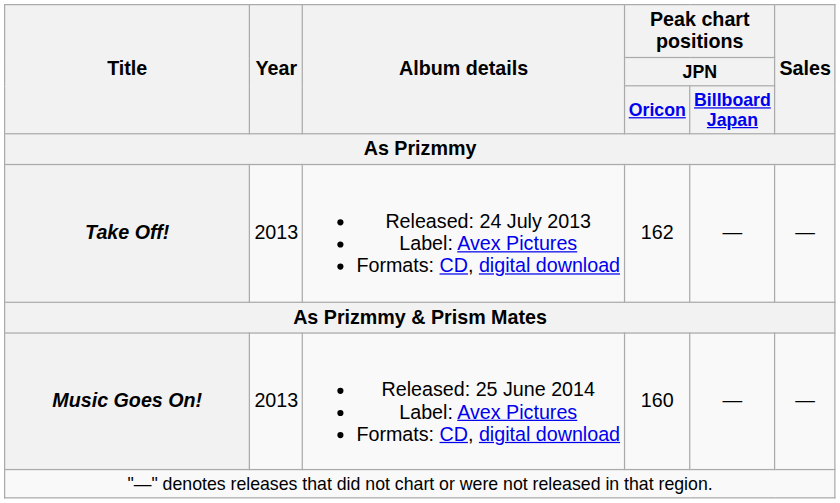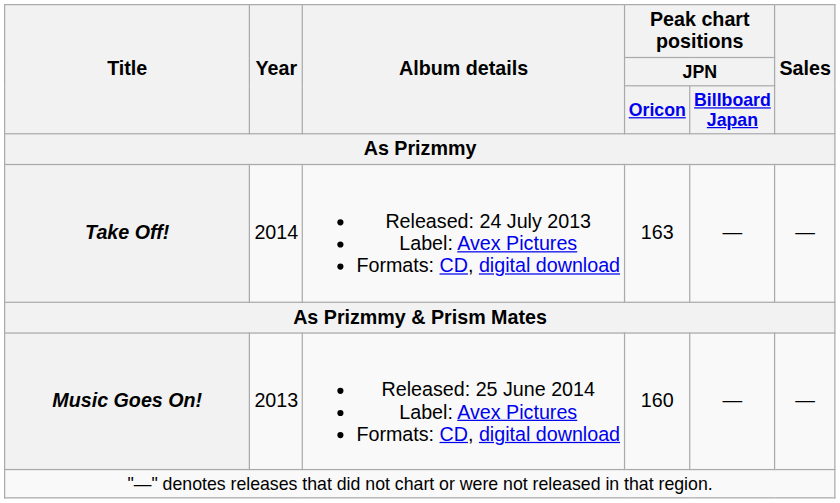(276, 233) 2013 -> (276, 233) 2014
(657, 233) 162 -> (657, 233) 163
